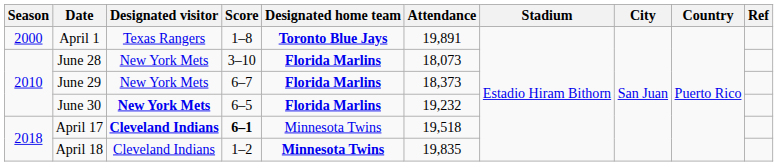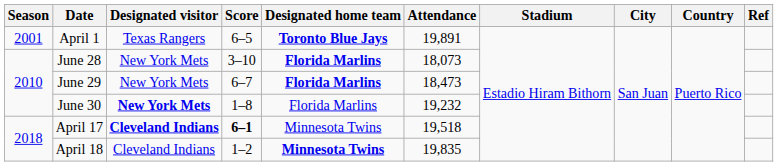(28, 37) 2000 -> (28, 37) 2001
(242, 37) 1–8 -> (242, 37) 6–5
(442, 82) 18,373 -> (442, 82) 18,473
(242, 104) 6–5 -> (242, 104) 1–8
(333, 104) bold -> (333, 104) normal
